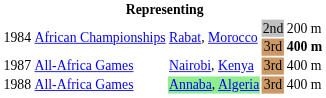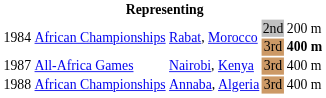(84, 85) All-Africa Games -> (100, 85) African Championships
(214, 85) lightgreen background -> (214, 85) no background
